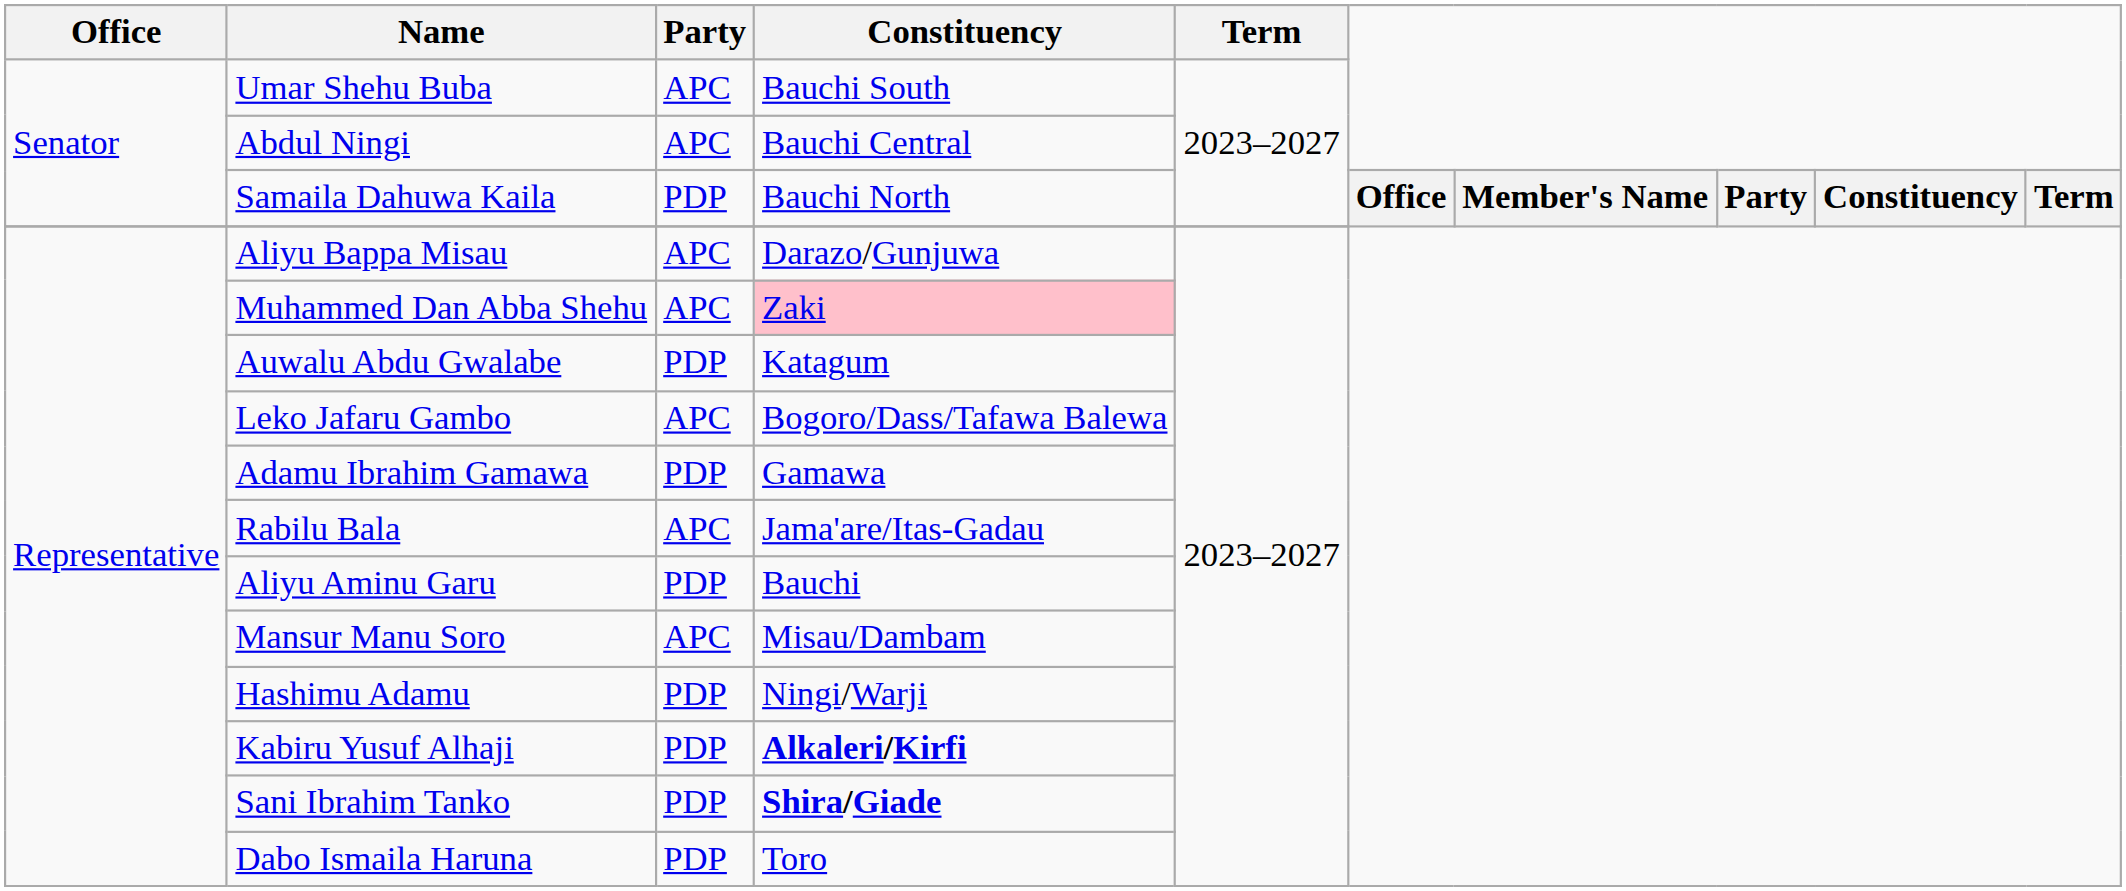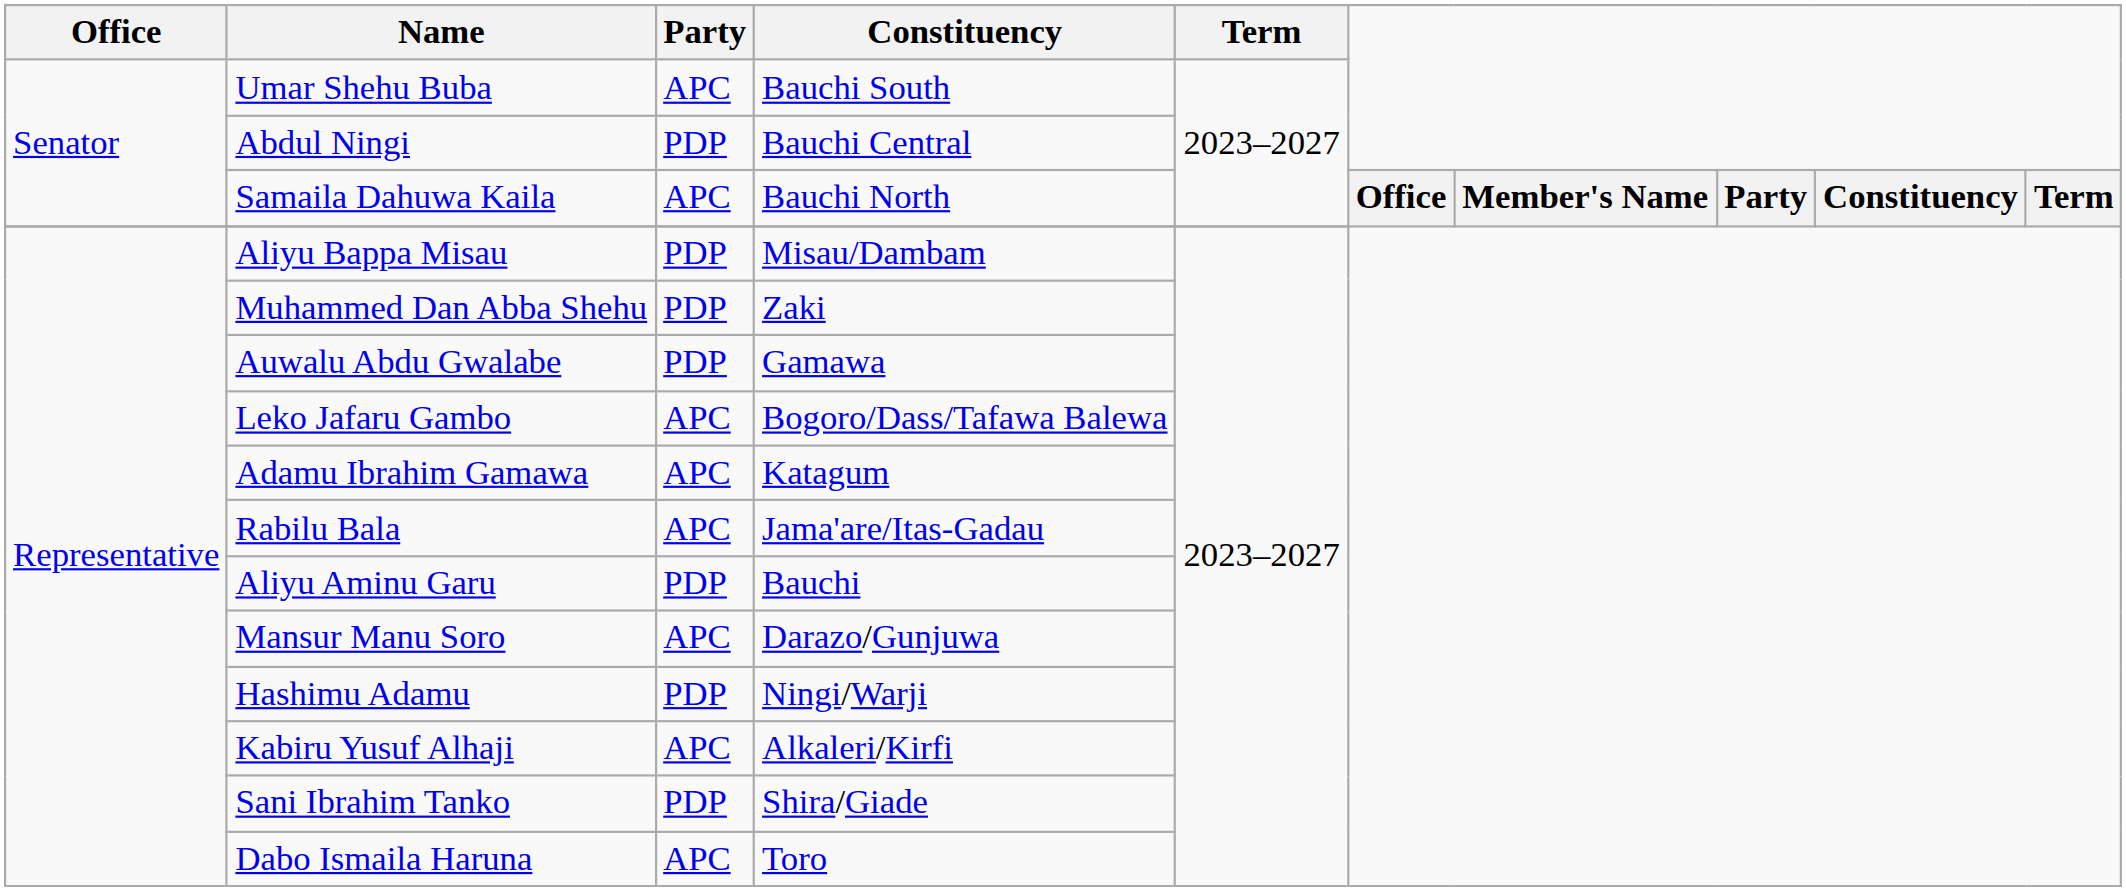(697, 142) APC -> (695, 142) PDP
(695, 197) PDP -> (697, 197) APC
(697, 252) APC -> (695, 252) PDP
(881, 252) Darazo/Gunjuwa -> (874, 252) Misau/Dambam
(697, 307) APC -> (695, 307) PDP
(794, 307) pink background -> (794, 307) no background
(826, 362) Katagum -> (824, 362) Gamawa
(695, 472) PDP -> (697, 472) APC
(824, 472) Gamawa -> (826, 472) Katagum
(874, 637) Misau/Dambam -> (881, 637) Darazo/Gunjuwa
(695, 747) PDP -> (697, 747) APC
(864, 747) bold -> (858, 747) normal
(852, 802) bold -> (845, 802) normal
(695, 857) PDP -> (697, 857) APC
